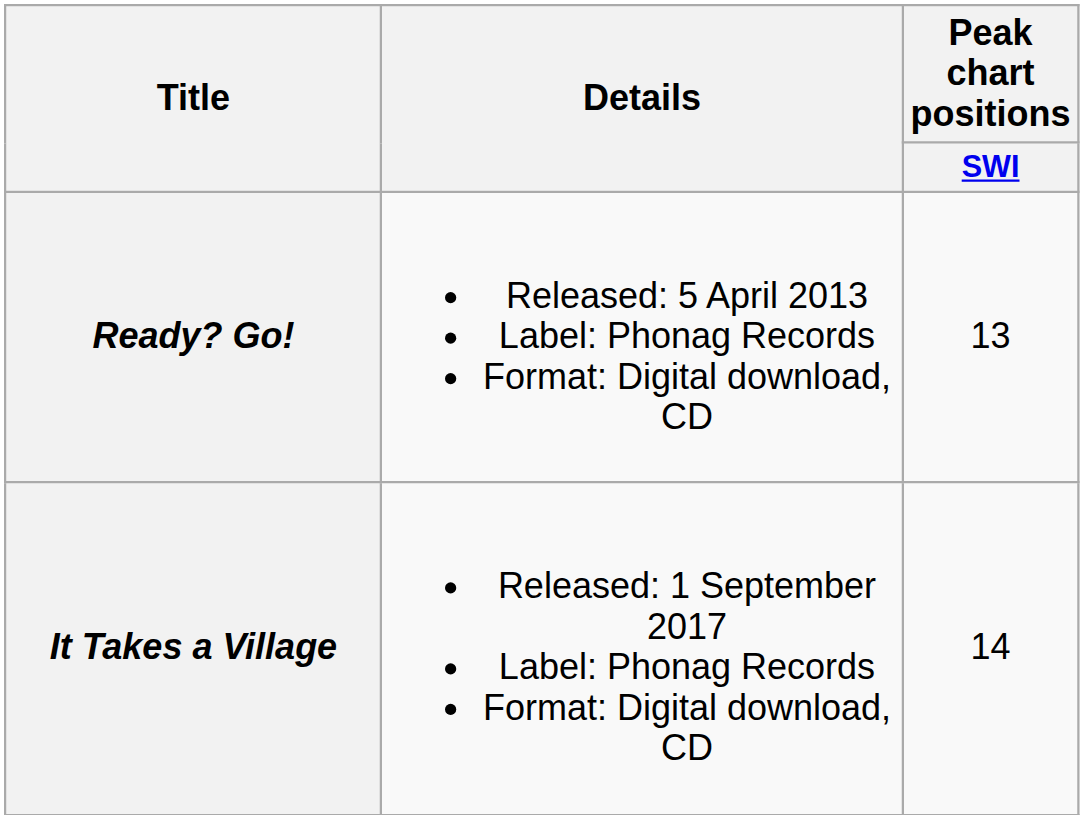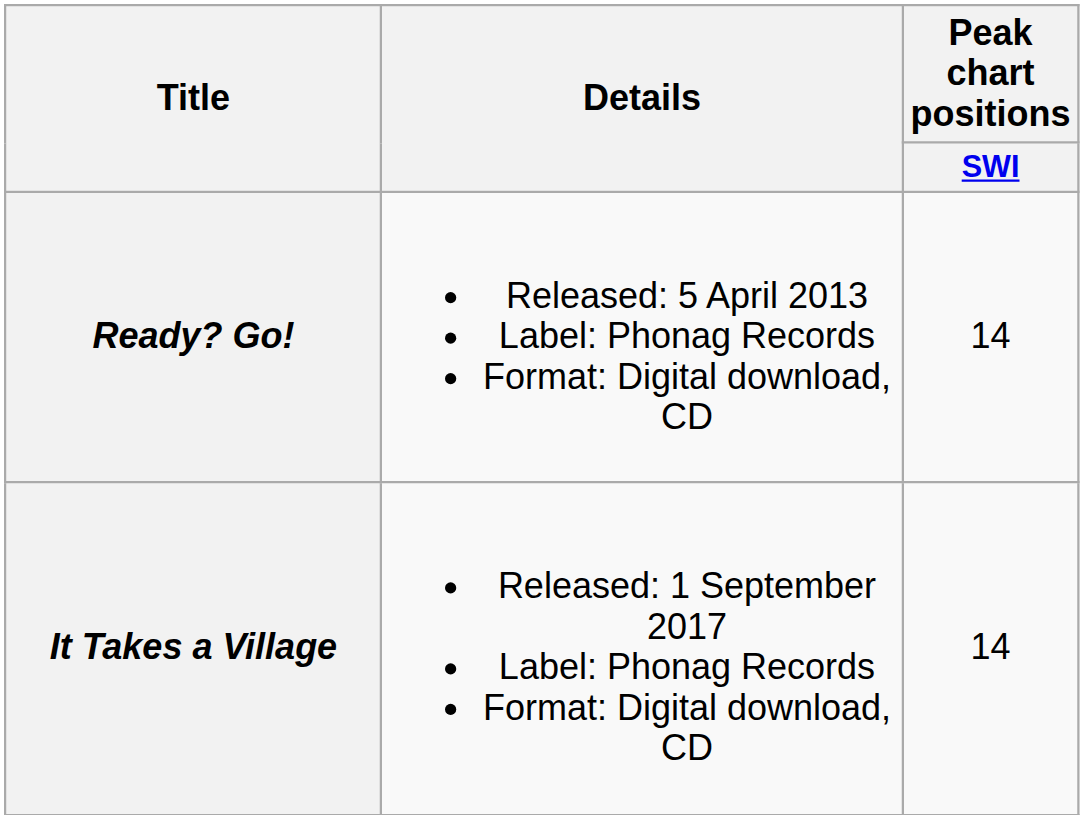(991, 336) 13 -> (991, 336) 14
